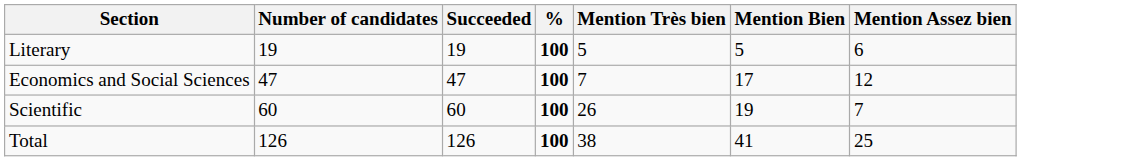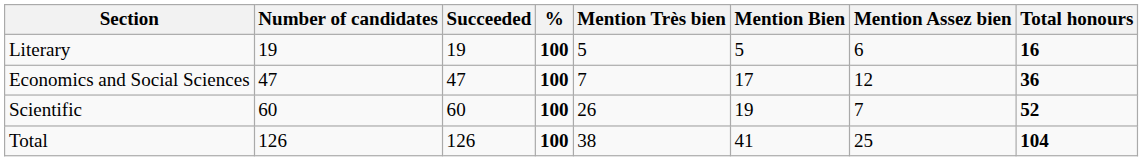+ column: (1077, 19)
